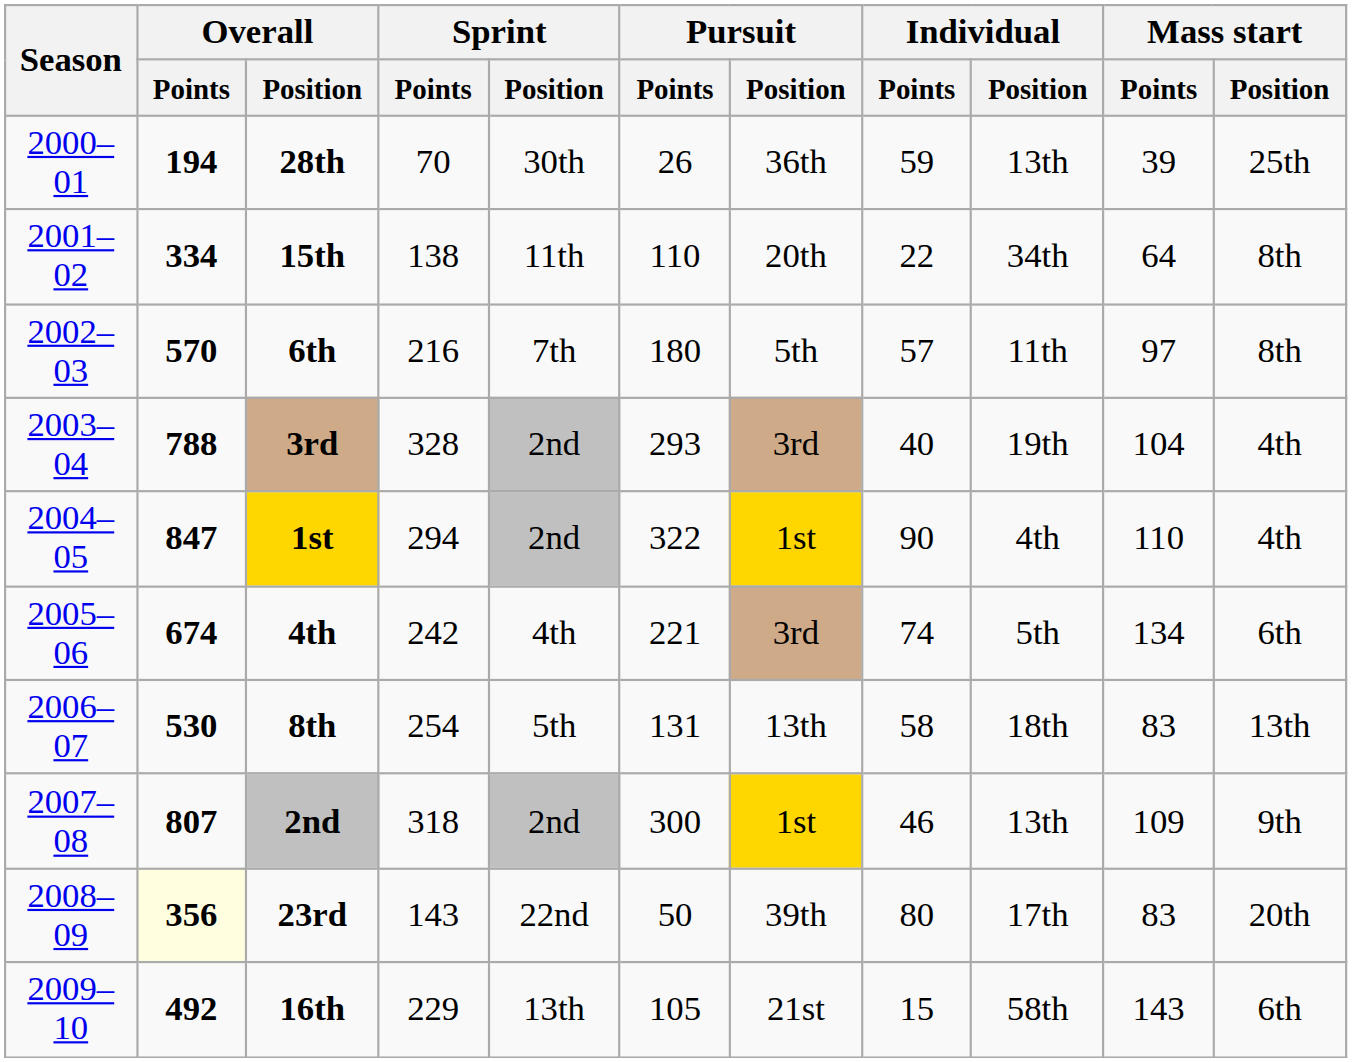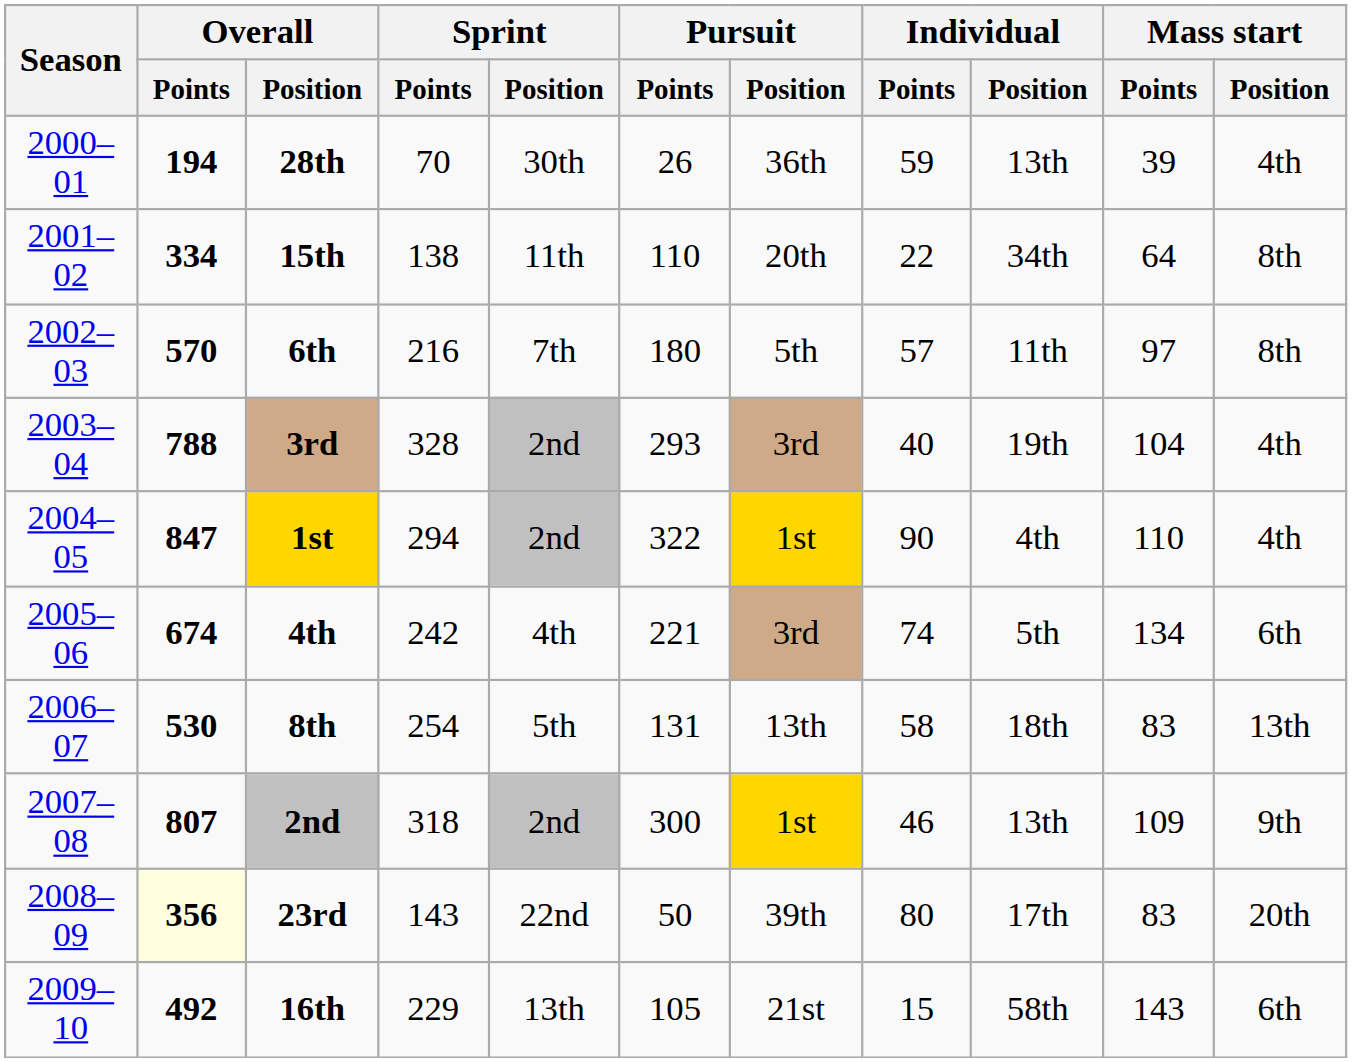(1280, 161) 25th -> (1280, 161) 4th
